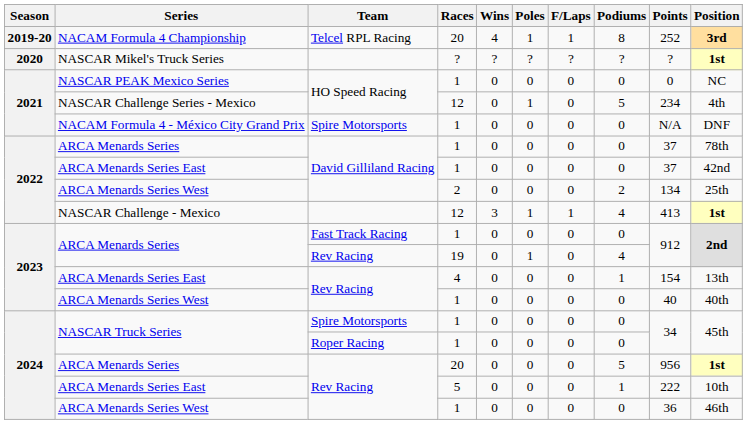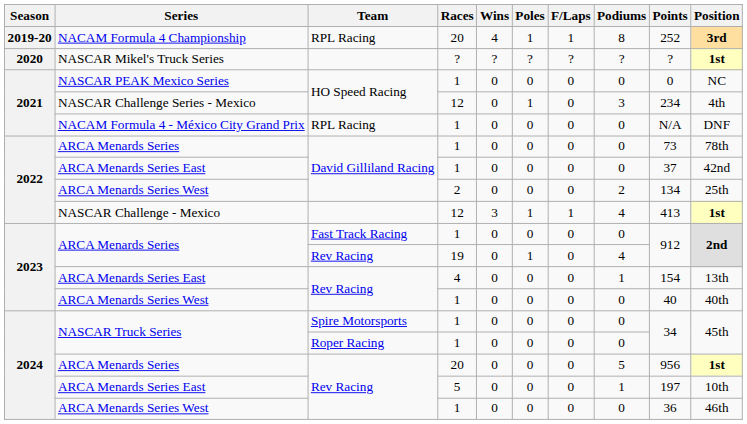(361, 37) Telcel RPL Racing -> (343, 37) RPL Racing
(622, 103) 5 -> (622, 103) 3
(359, 125) Spire Motorsports -> (343, 125) RPL Racing
(670, 146) 37 -> (670, 146) 73
(670, 387) 222 -> (670, 387) 197
